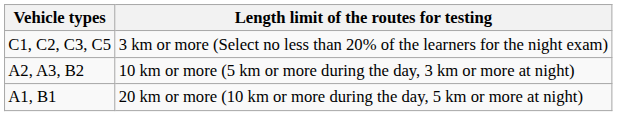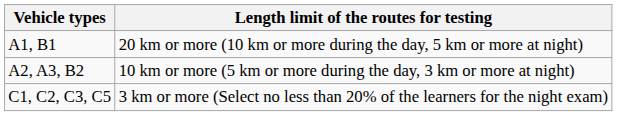rows swapped: (32, 96) <-> (60, 44)
